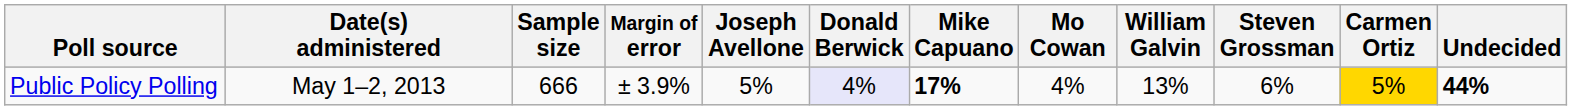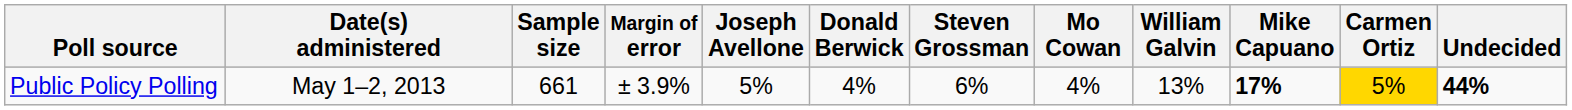columns swapped: (964, 35) <-> (1277, 35)
(558, 85) 666 -> (558, 85) 661
(859, 85) lavender background -> (859, 85) no background
